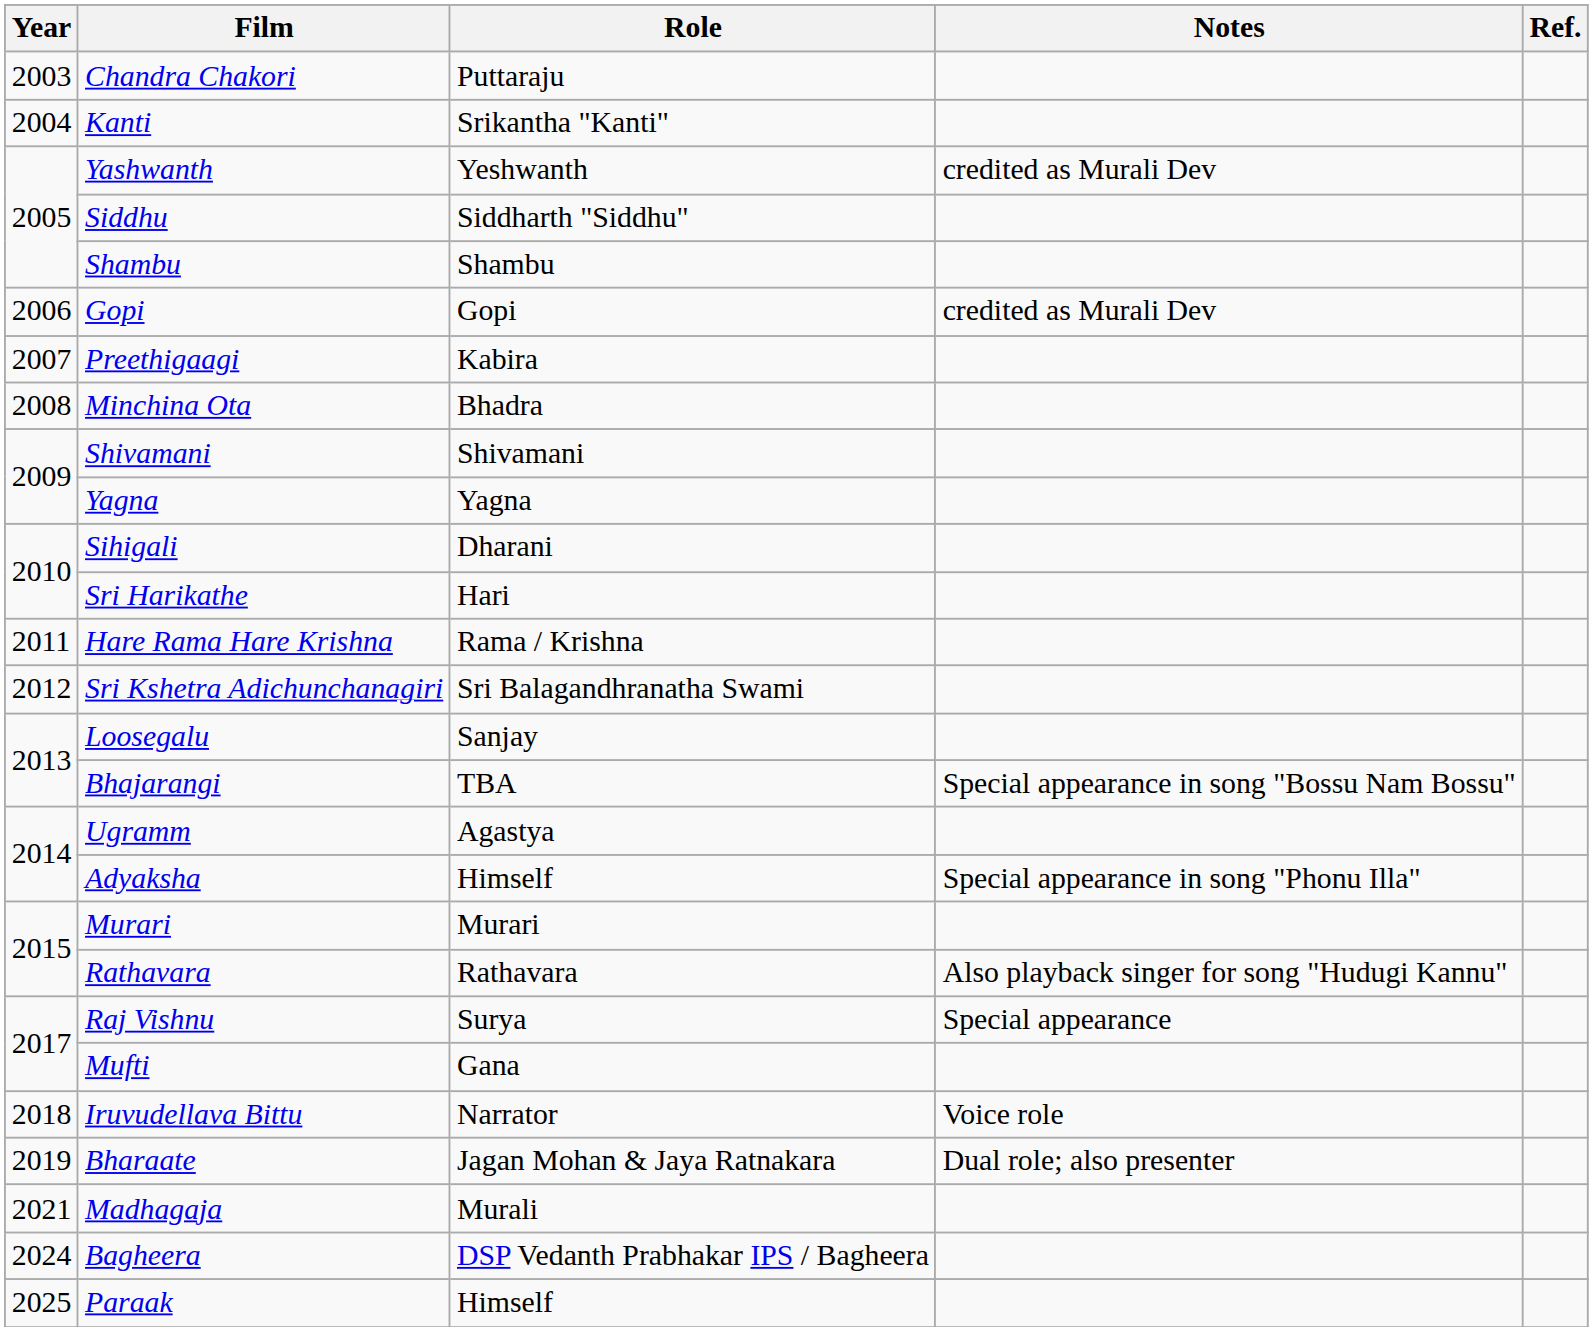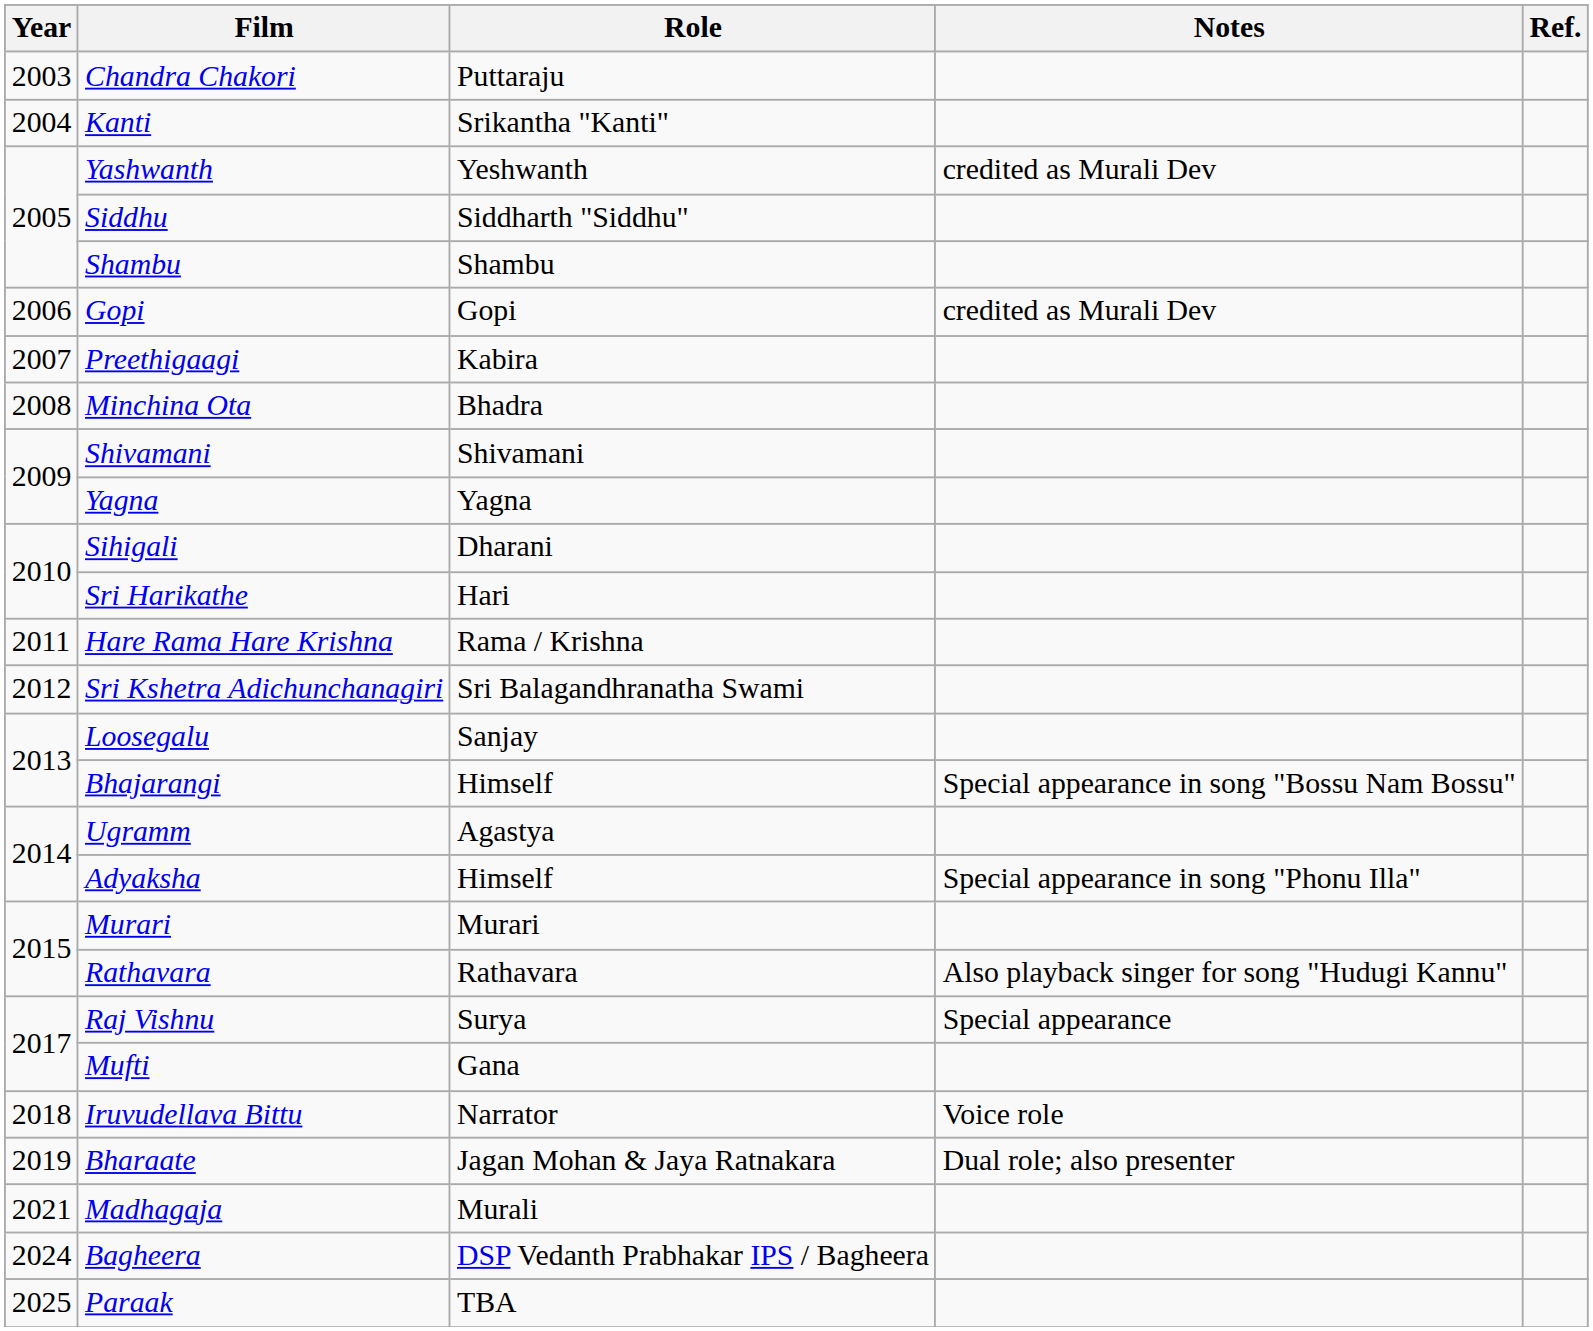(487, 783) TBA -> (505, 783) Himself
(505, 1302) Himself -> (487, 1302) TBA
